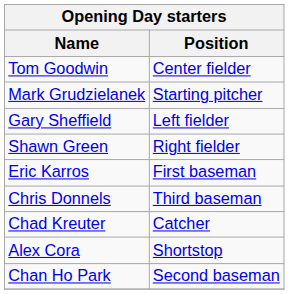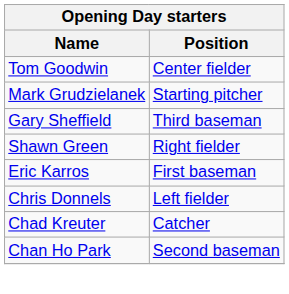(191, 120) Left fielder -> (207, 120) Third baseman
(207, 198) Third baseman -> (191, 198) Left fielder
- row: (44, 250)
